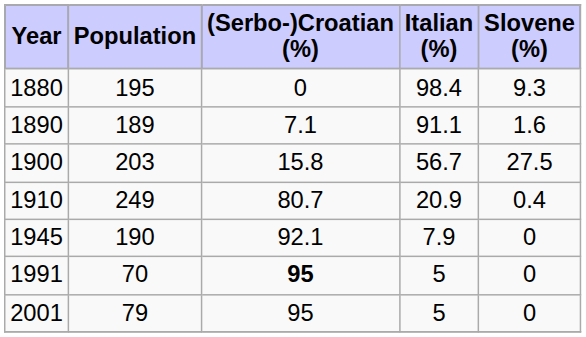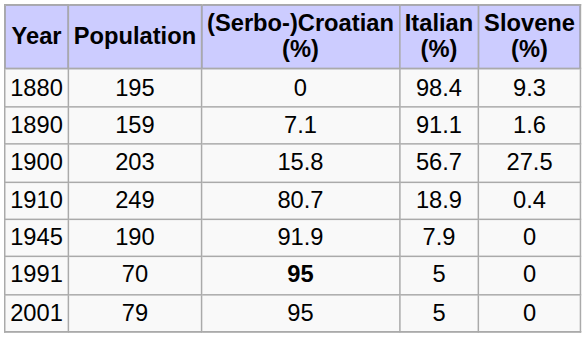(135, 125) 189 -> (135, 125) 159
(439, 200) 20.9 -> (439, 200) 18.9
(300, 237) 92.1 -> (300, 237) 91.9
